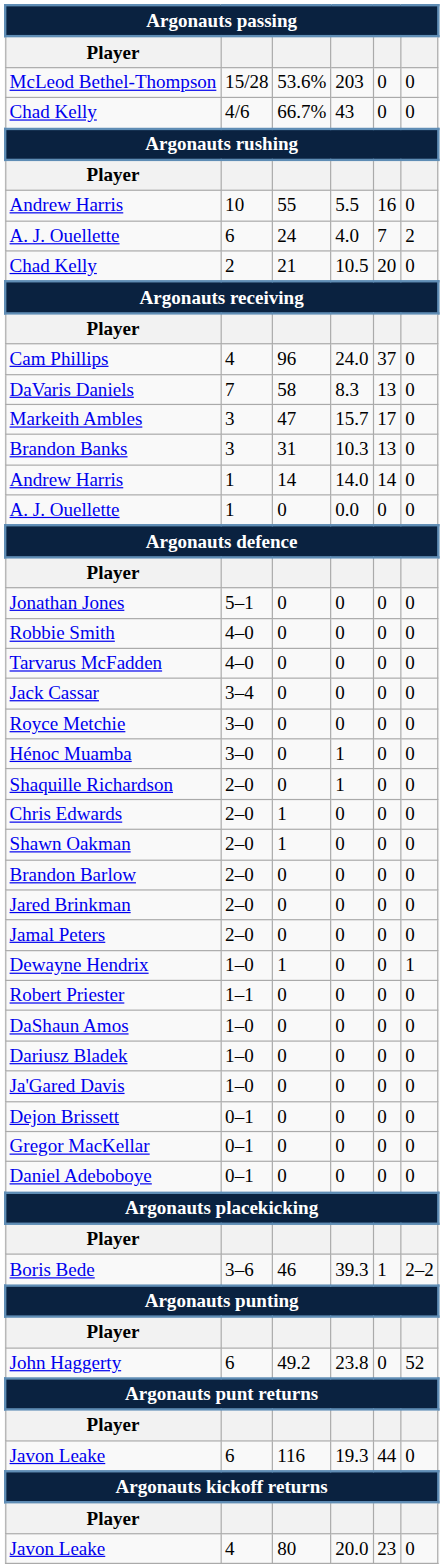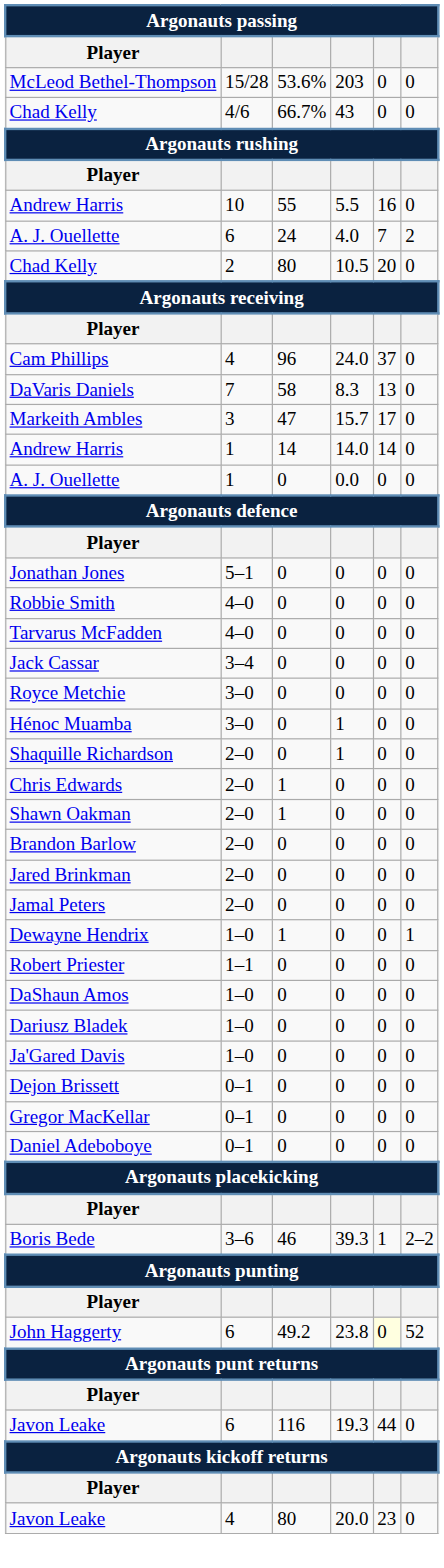(287, 265) 21 -> (287, 265) 80
- row: (69, 449)
(382, 1362) no background -> (382, 1332) lightyellow background
